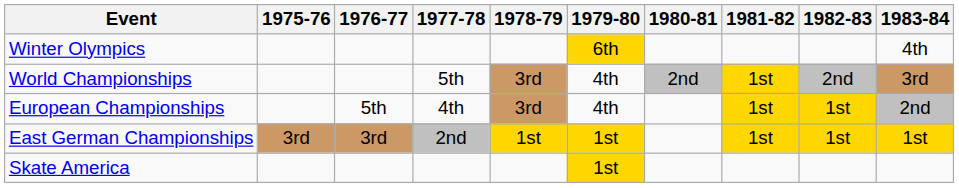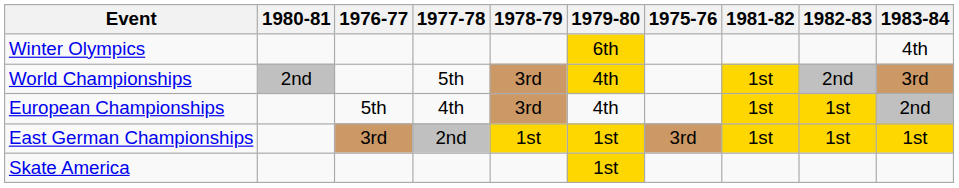columns swapped: (296, 19) <-> (683, 19)
(606, 78) no background -> (606, 78) gold background
